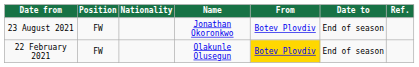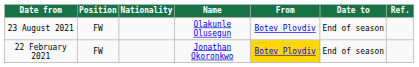(212, 28) Jonathan Okoronkwo -> (212, 28) Olakunle Olusegun
(212, 51) Olakunle Olusegun -> (212, 51) Jonathan Okoronkwo
